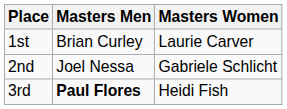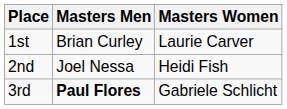(218, 66) Gabriele Schlicht -> (193, 66) Heidi Fish
(193, 91) Heidi Fish -> (218, 91) Gabriele Schlicht
